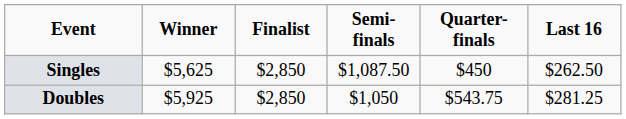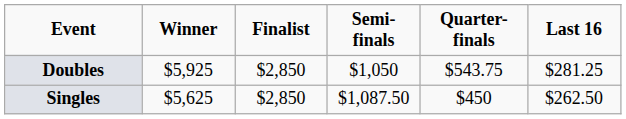rows swapped: (73, 70) <-> (73, 99)
